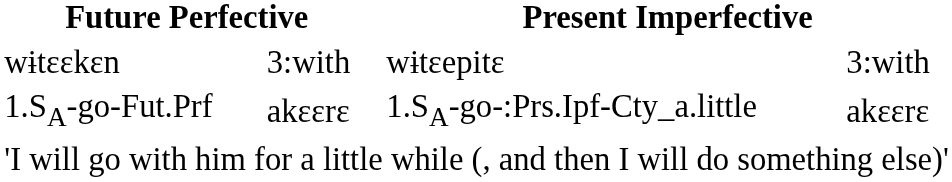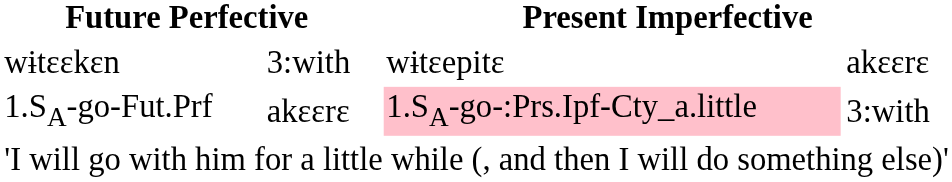(888, 61) 3:with -> (888, 61) akɛɛrɛ
(572, 110) no background -> (572, 110) pink background
(888, 110) akɛɛrɛ -> (888, 110) 3:with
